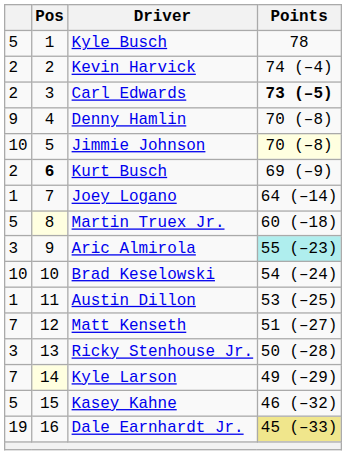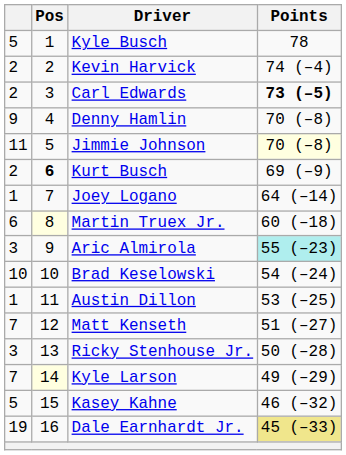(18, 146) 10 -> (18, 146) 11
(13, 224) 5 -> (13, 224) 6
